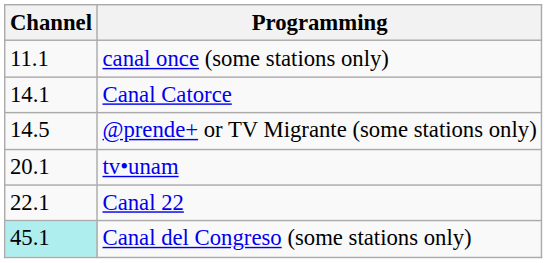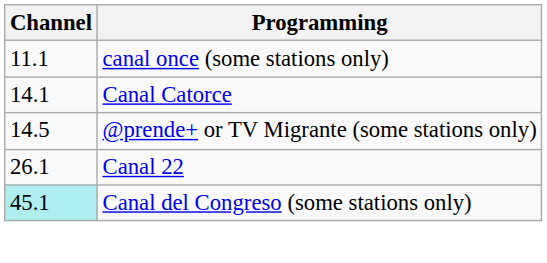- row: (141, 166)
(30, 202) 22.1 -> (30, 166) 26.1
